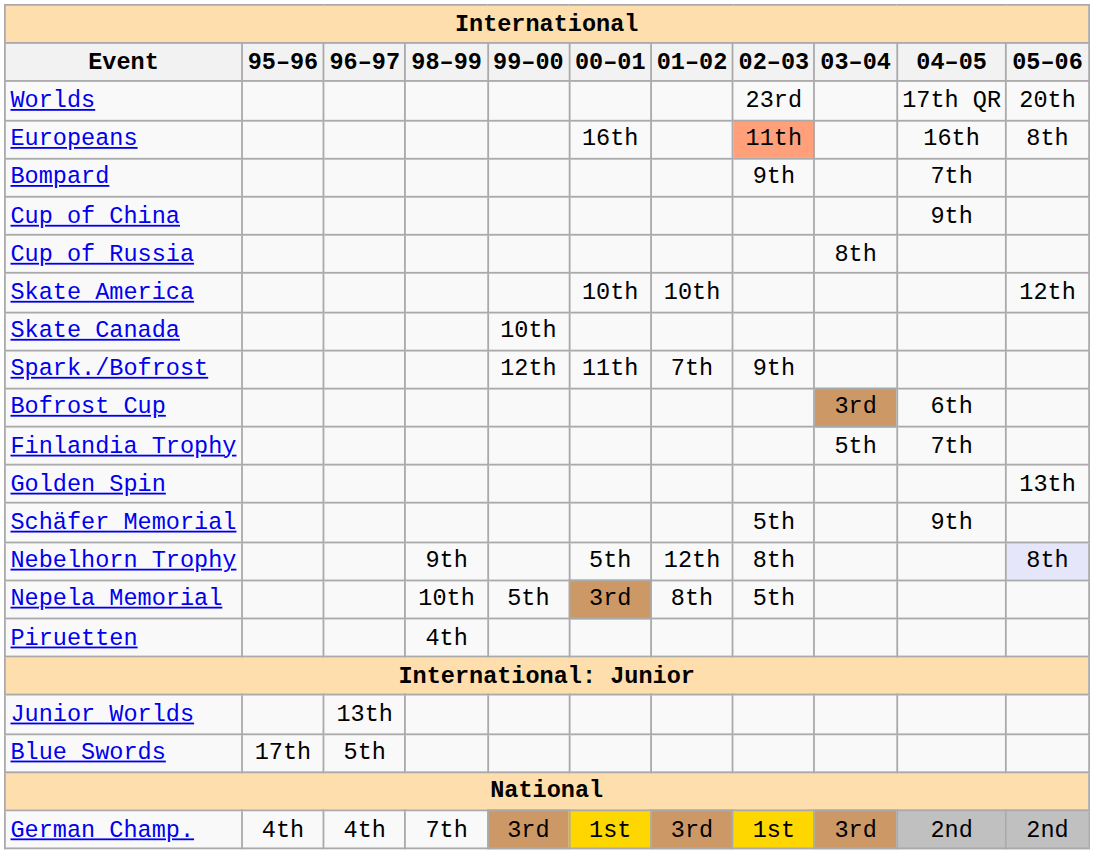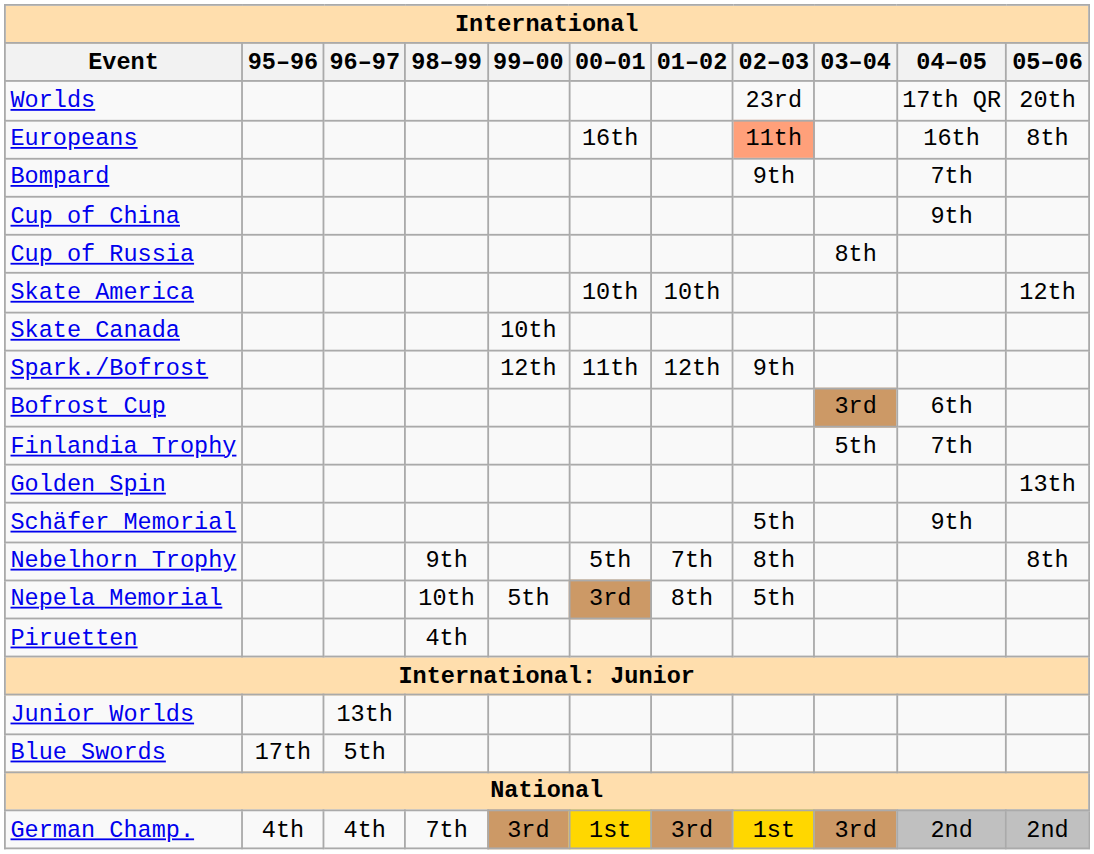(692, 369) 7th -> (692, 369) 12th
(692, 561) 12th -> (692, 561) 7th
(1048, 561) lavender background -> (1048, 561) no background
